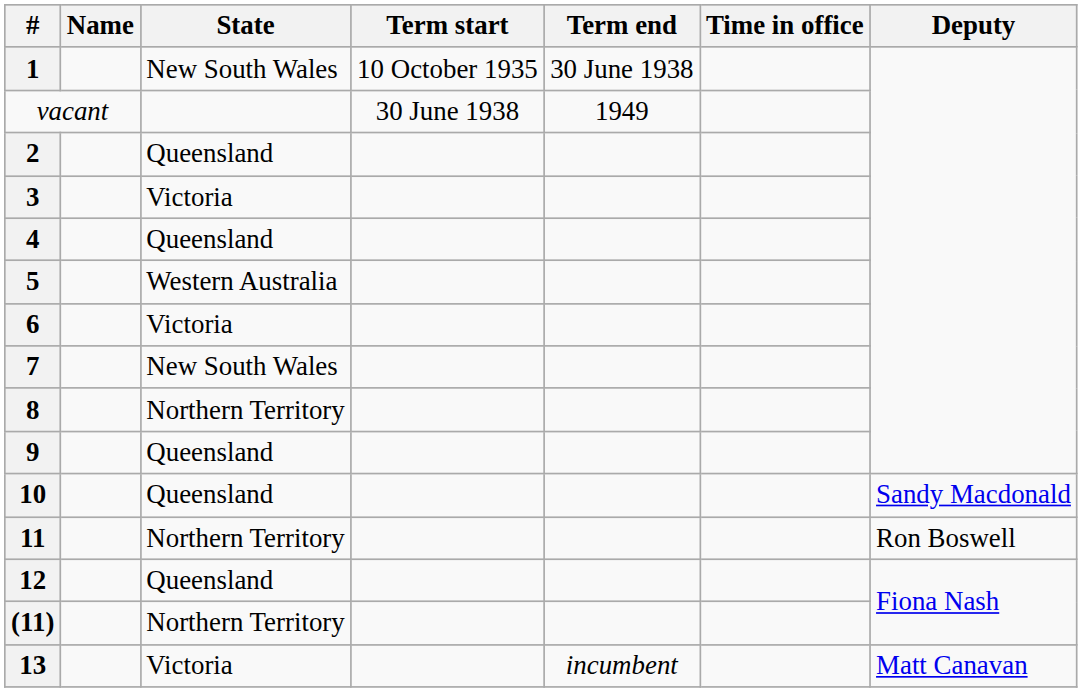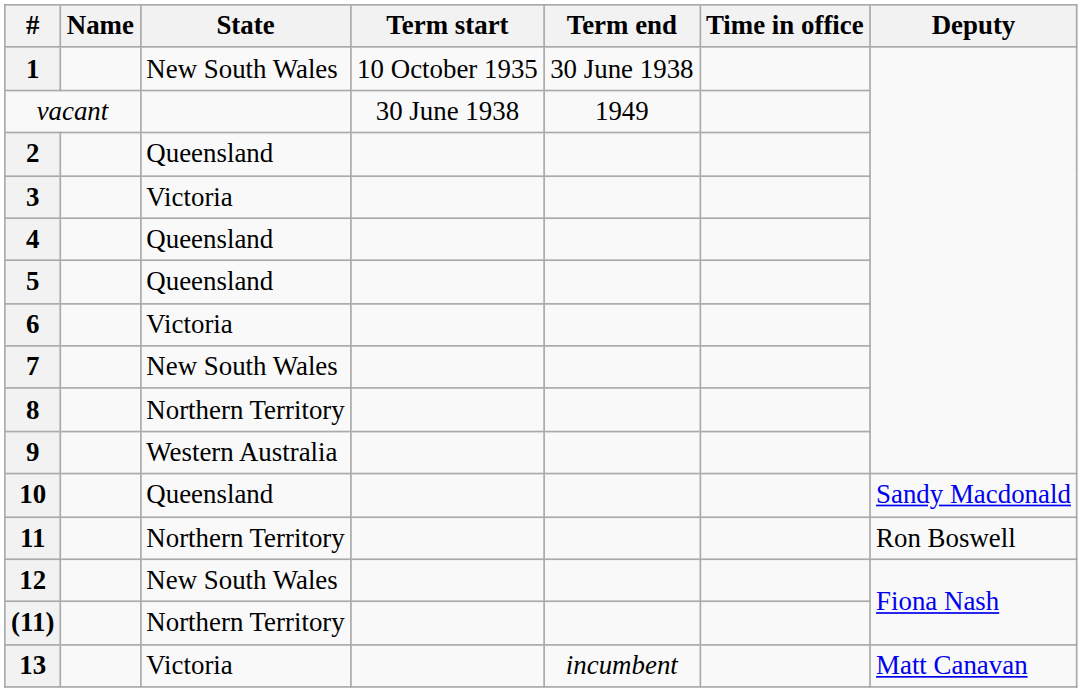(242, 281) Western Australia -> (210, 281) Queensland
(210, 452) Queensland -> (242, 452) Western Australia
(210, 580) Queensland -> (242, 580) New South Wales
